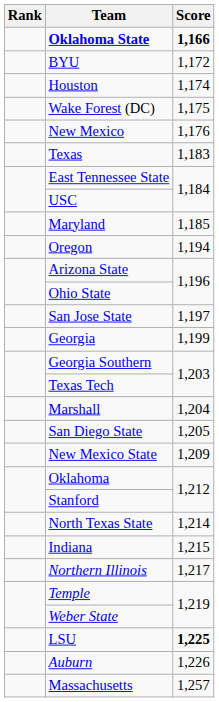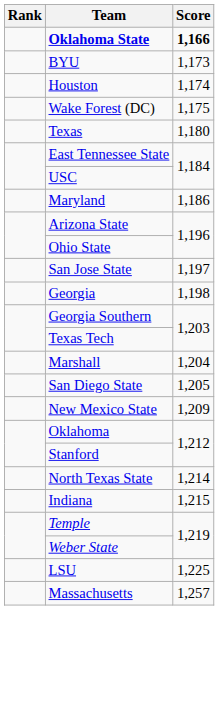(193, 62) 1,172 -> (193, 62) 1,173
- row: (86, 131)
(193, 154) 1,183 -> (193, 131) 1,180
(193, 223) 1,185 -> (193, 200) 1,186
- row: (70, 246)
(193, 339) 1,199 -> (193, 293) 1,198
- row: (98, 570)
(193, 639) bold -> (193, 570) normal
- row: (70, 662)
